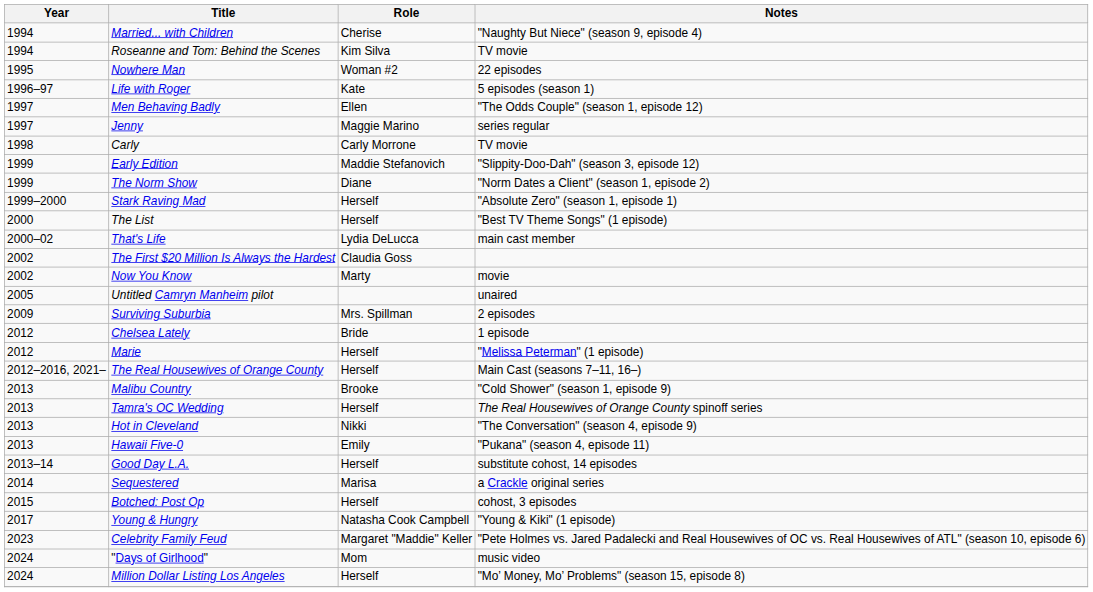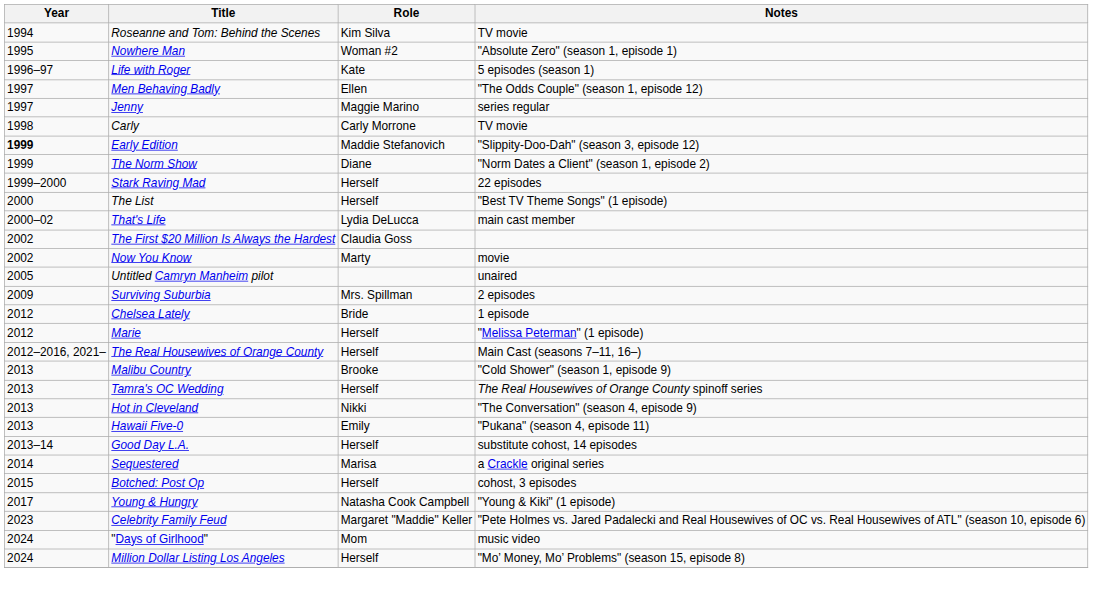- row: (172, 32)
(510, 70) 22 episodes -> (577, 51) "Absolute Zero" (season 1, episode 1)
(20, 164) normal -> (20, 145) bold
(577, 201) "Absolute Zero" (season 1, episode 1) -> (510, 182) 22 episodes
